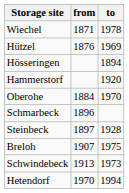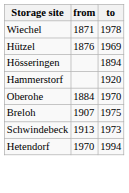- row: (33, 113)
- row: (28, 130)
